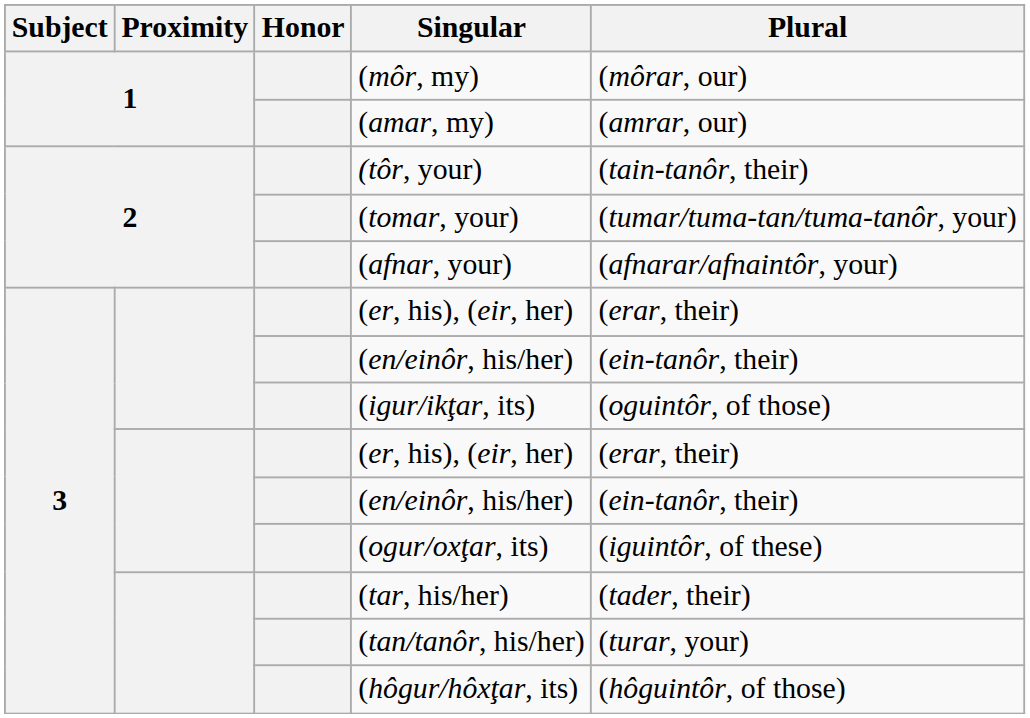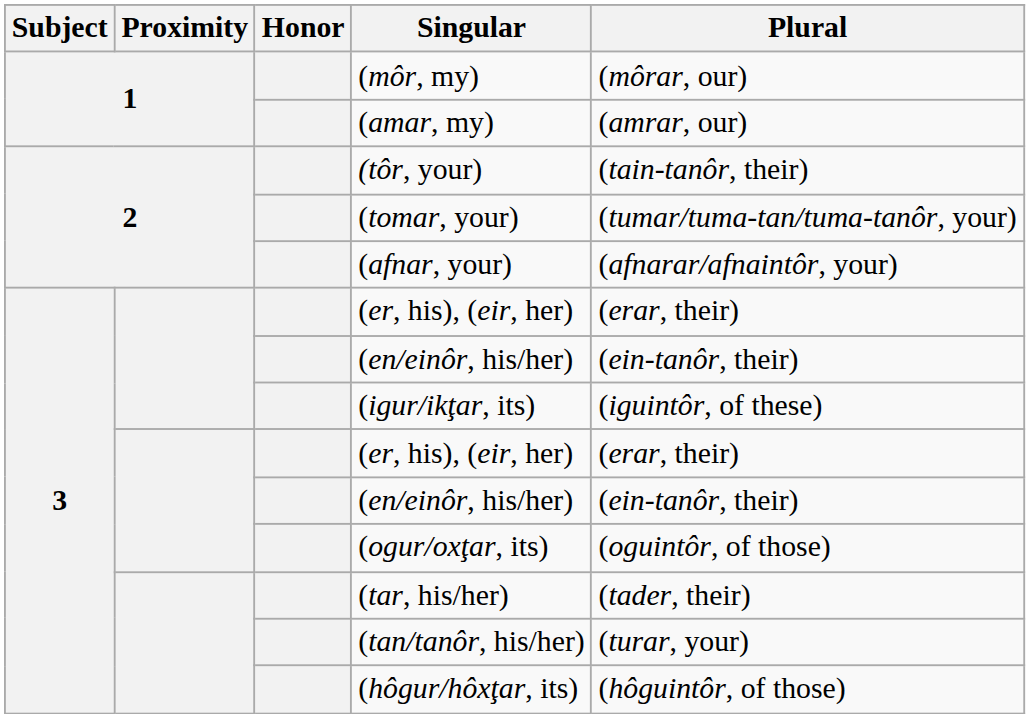(715, 405) (oguintôr, of those) -> (710, 405) (iguintôr, of these)
(710, 547) (iguintôr, of these) -> (715, 547) (oguintôr, of those)
